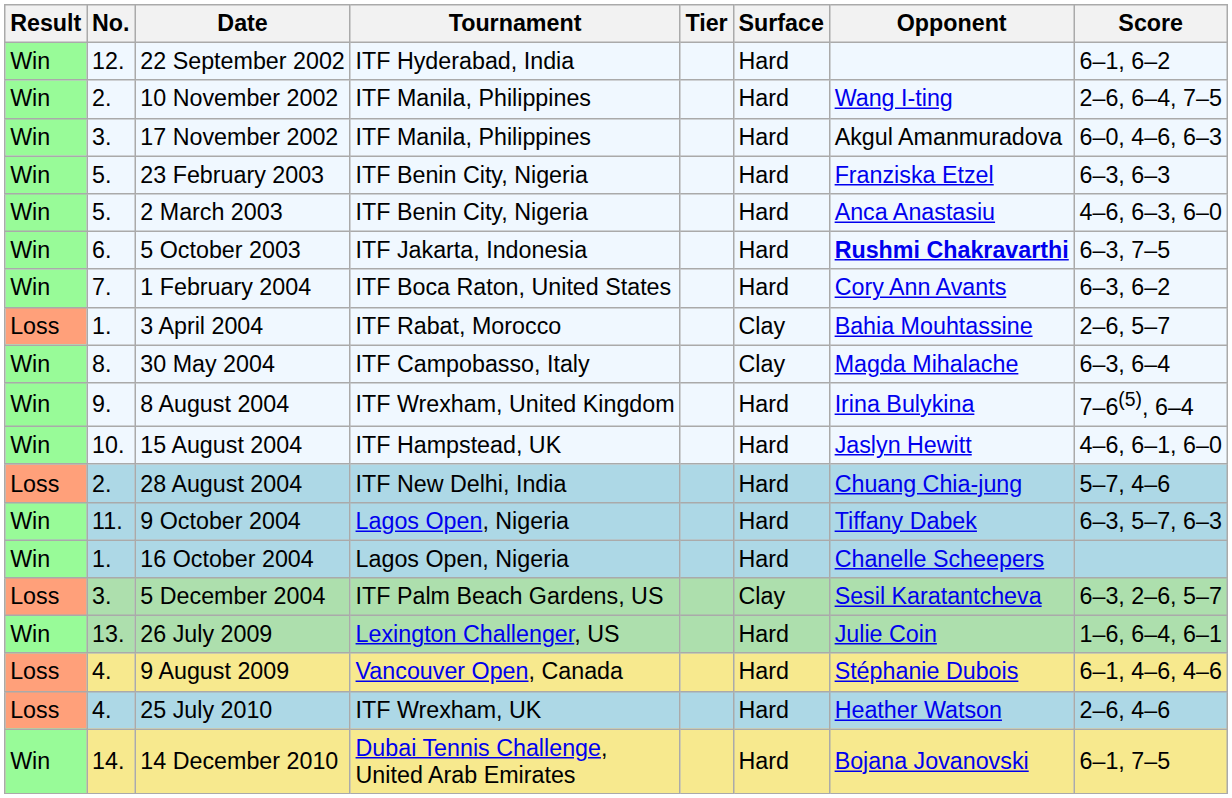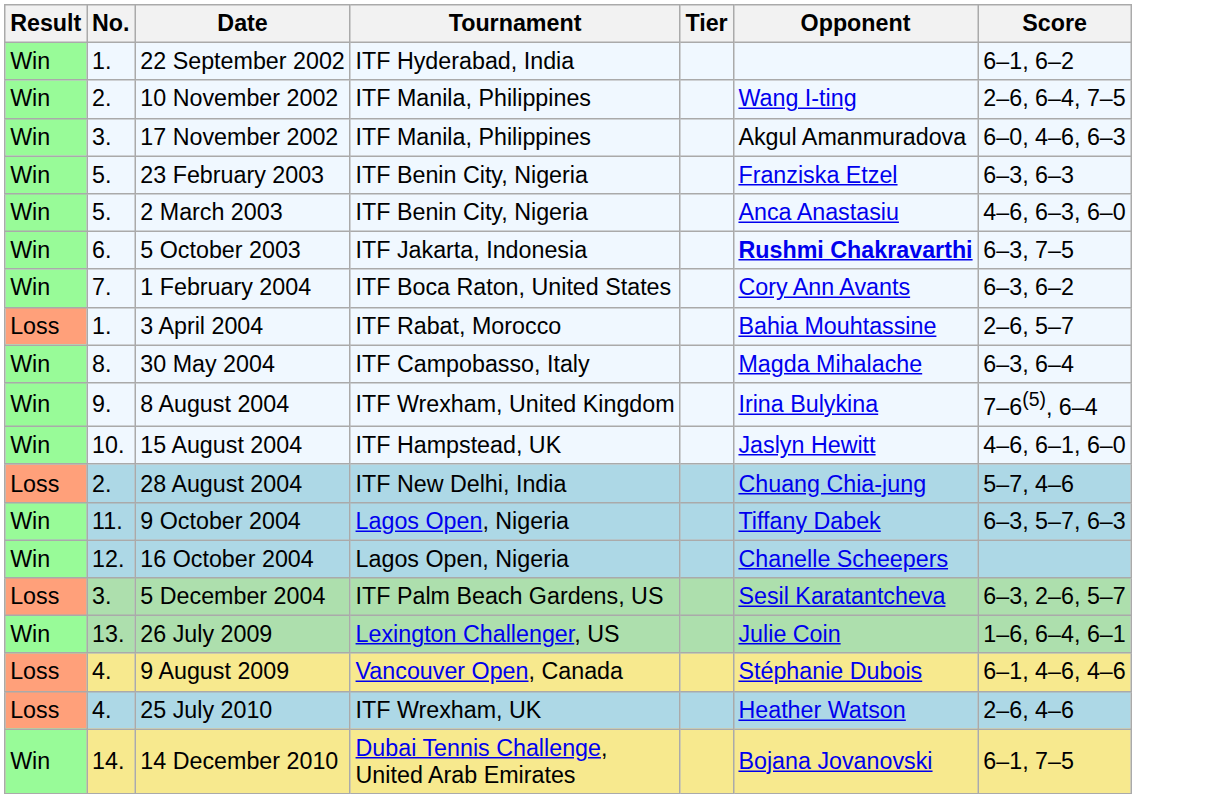- column: (781, 22)
(108, 60) 12. -> (102, 60) 1.
(102, 558) 1. -> (108, 558) 12.
